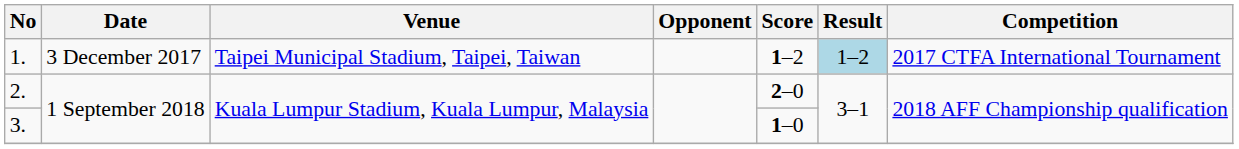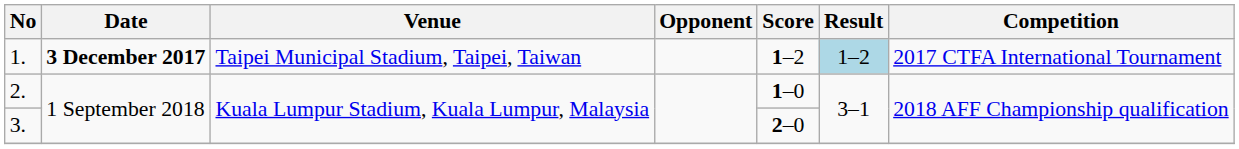(124, 56) normal -> (126, 56) bold
(787, 90) 2–0 -> (788, 90) 1–0
(787, 125) 1–0 -> (788, 125) 2–0
